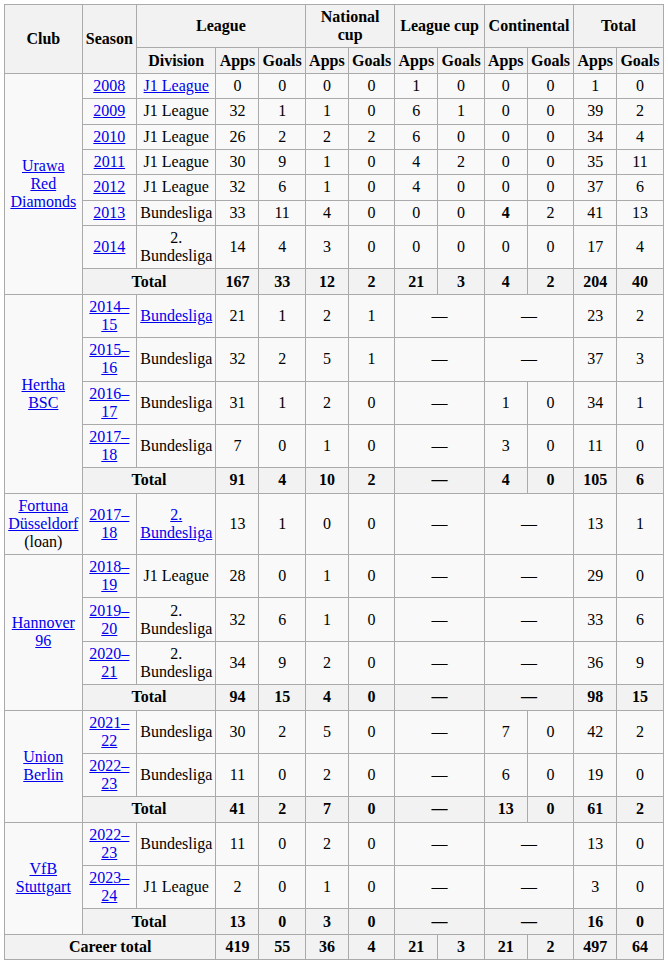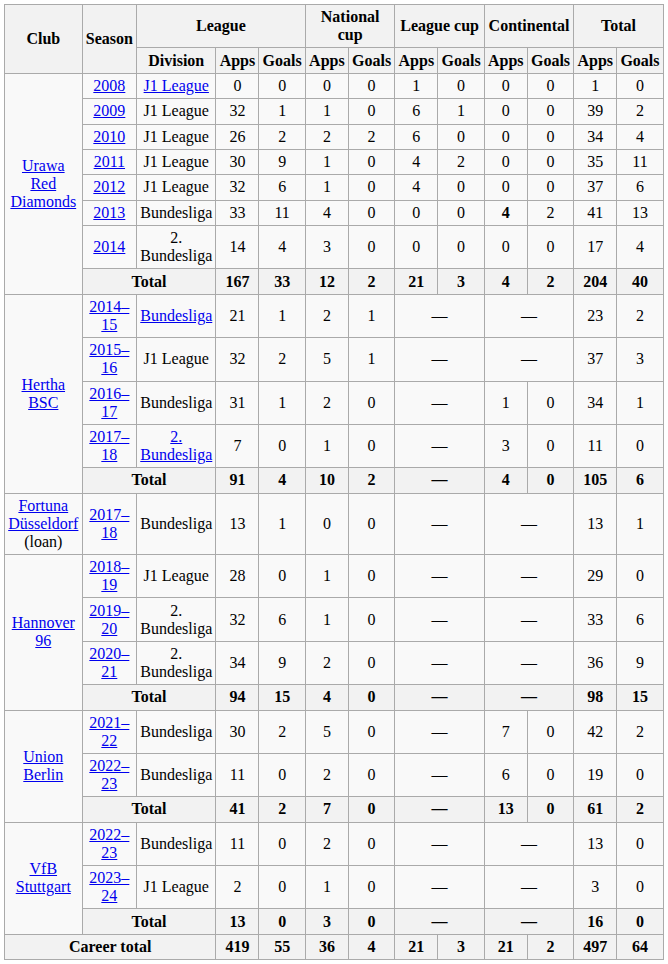(176, 359) Bundesliga -> (176, 359) J1 League
(176, 446) Bundesliga -> (176, 446) 2. Bundesliga
(176, 523) 2. Bundesliga -> (176, 523) Bundesliga
